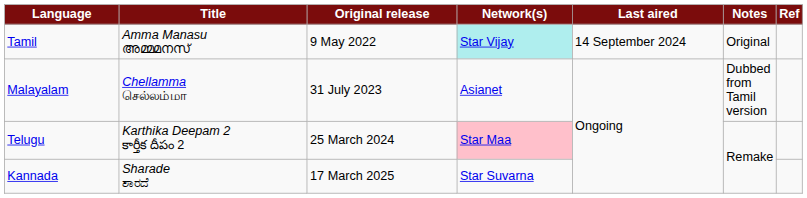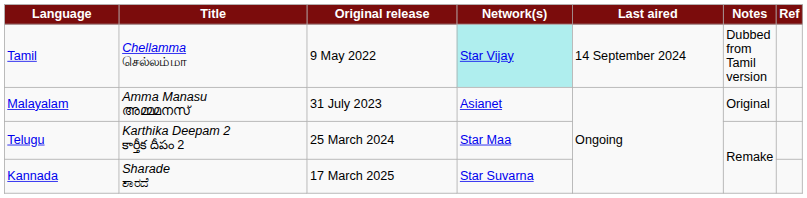(165, 41) Amma Manasu അമ്മമനസ് -> (154, 55) Chellamma செல்லம்மா
(748, 41) Original -> (748, 55) Dubbed from Tamil version
(154, 89) Chellamma செல்லம்மா -> (165, 104) Amma Manasu അമ്മമനസ്
(748, 90) Dubbed from Tamil version -> (748, 104) Original
(486, 140) pink background -> (486, 140) no background
